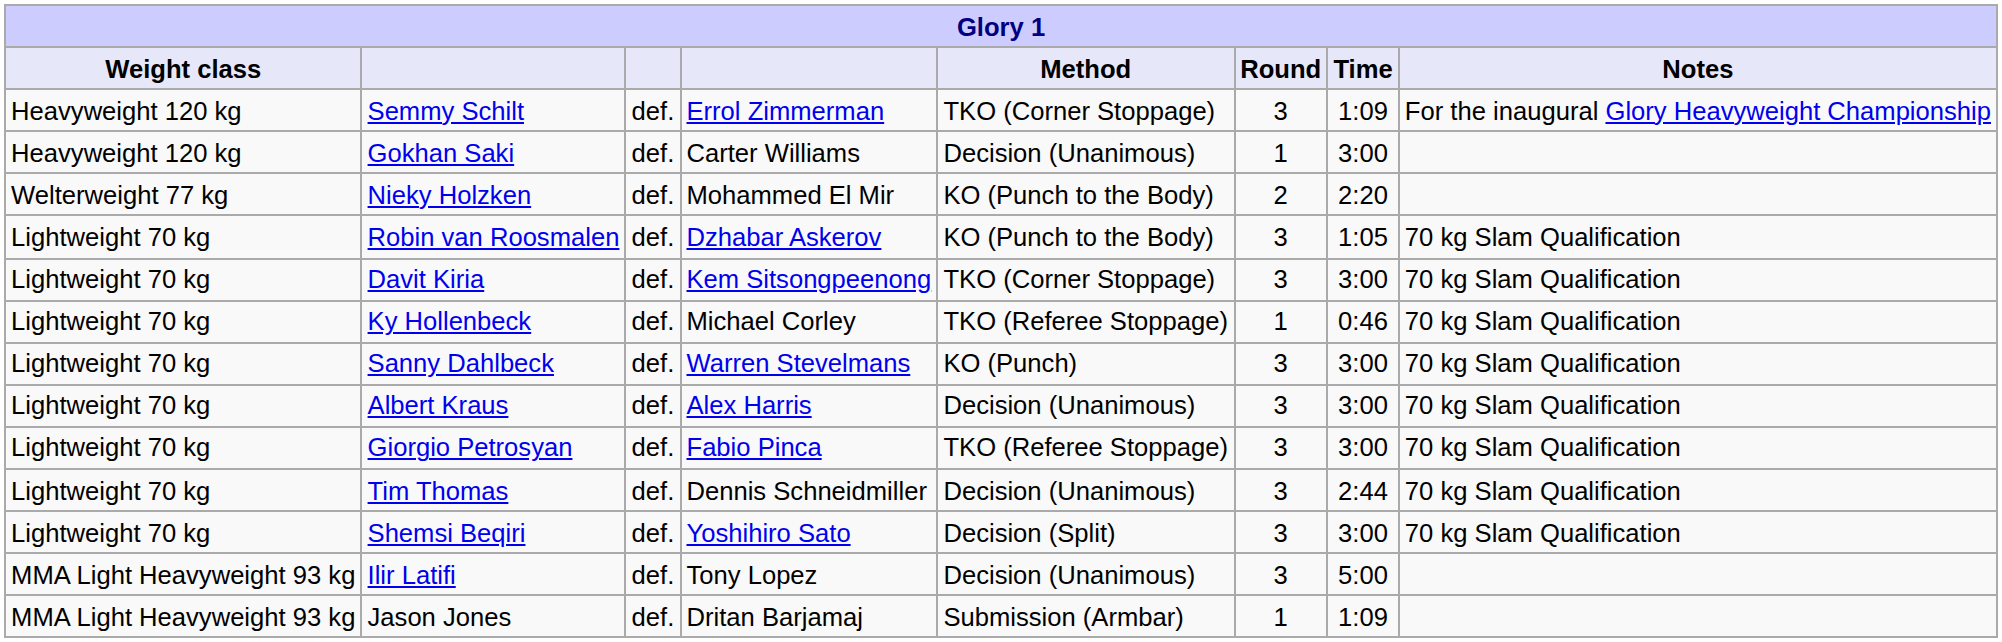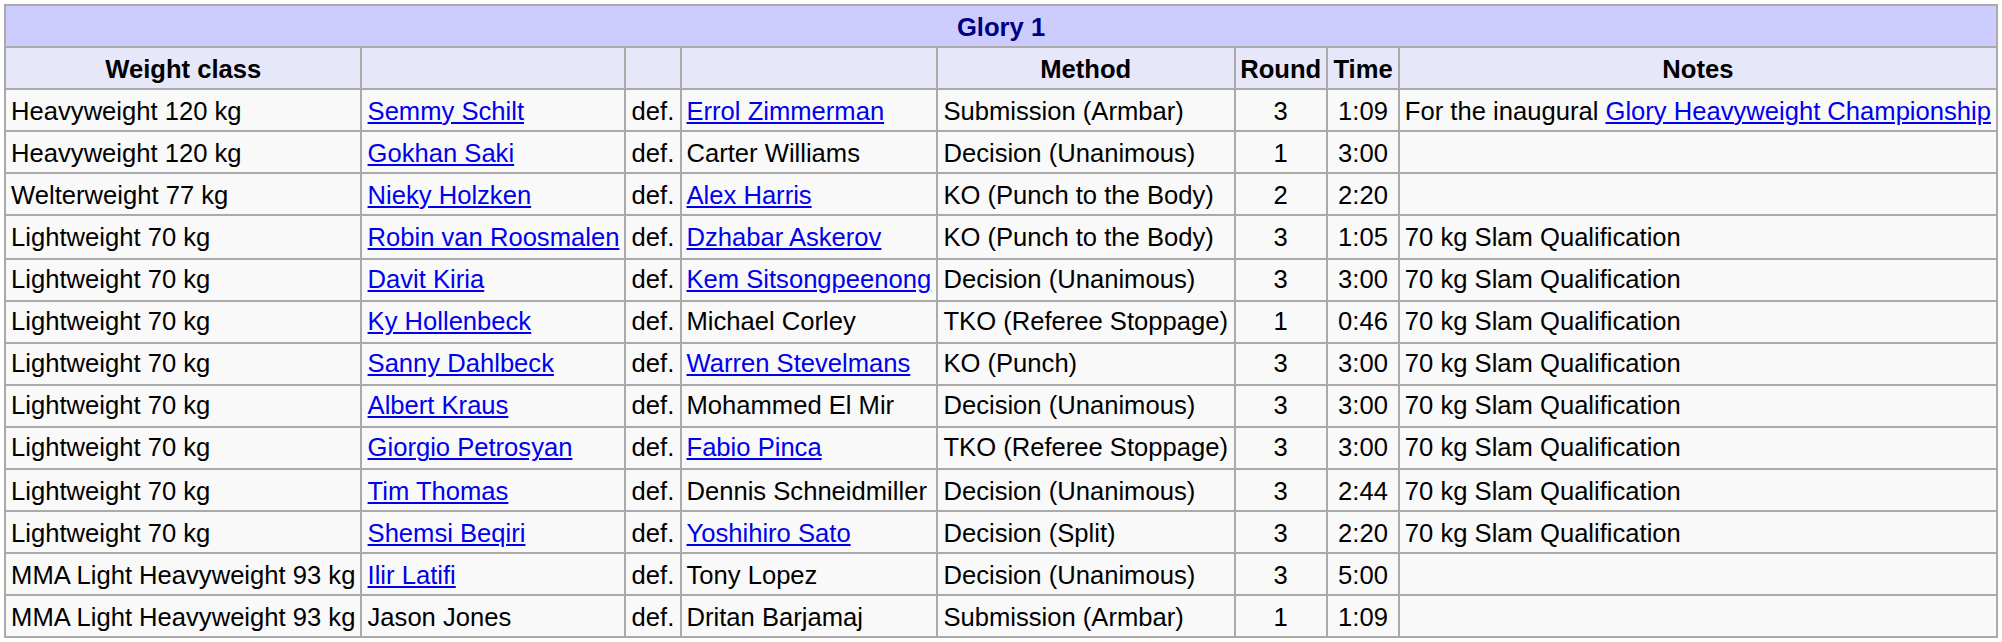(1079, 110) TKO (Corner Stoppage) -> (1064, 110) Submission (Armbar)
(790, 195) Mohammed El Mir -> (749, 195) Alex Harris
(1079, 279) TKO (Corner Stoppage) -> (1069, 279) Decision (Unanimous)
(749, 406) Alex Harris -> (790, 406) Mohammed El Mir
(1363, 532) 3:00 -> (1363, 532) 2:20
